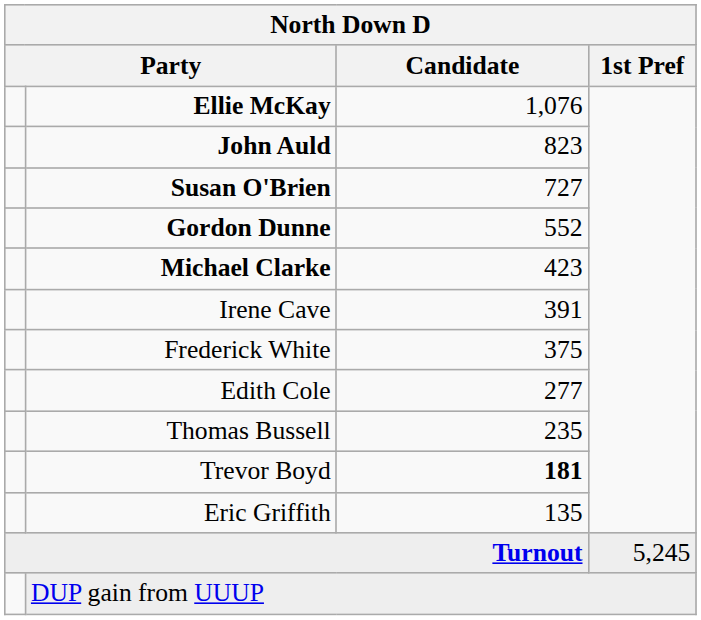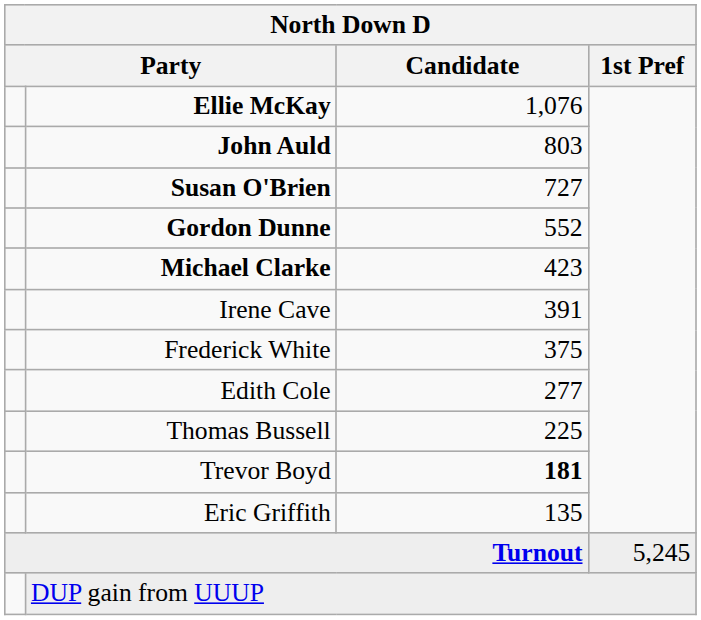(563, 146) 823 -> (563, 146) 803
(563, 430) 235 -> (563, 430) 225
